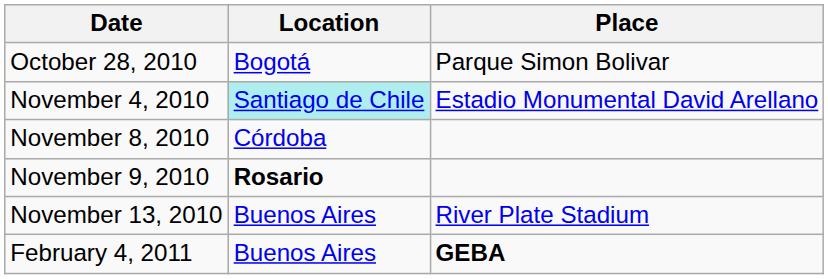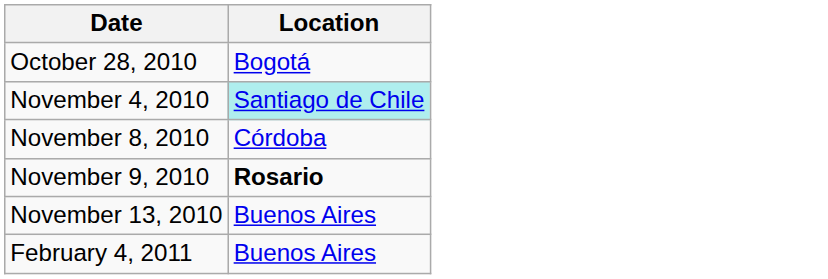- column: (627, 23)
